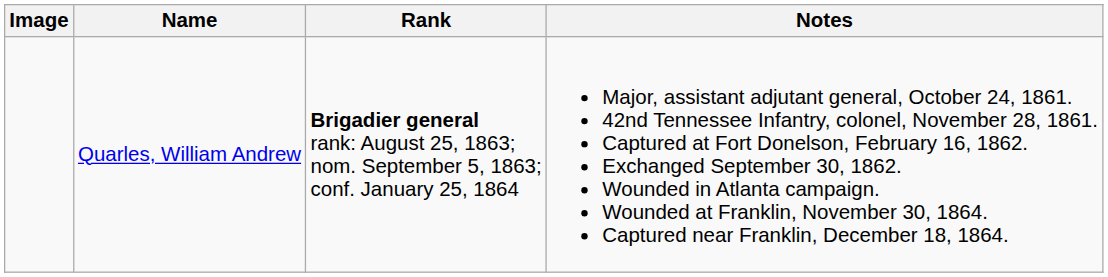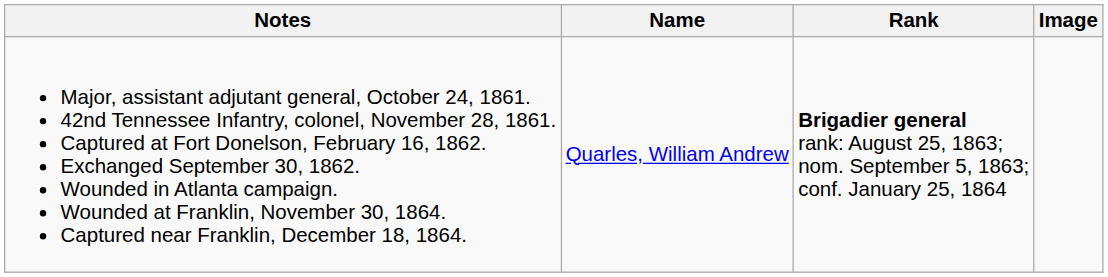columns swapped: (39, 20) <-> (824, 20)
